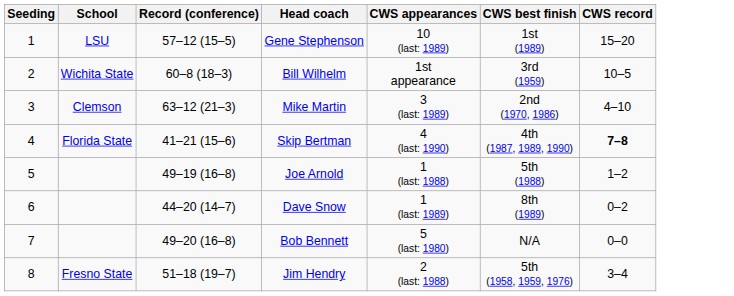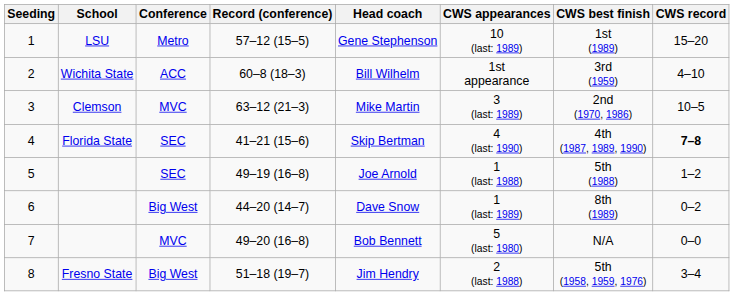+ column: (173, 14)
(617, 74) 10–5 -> (691, 74) 4–10
(617, 107) 4–10 -> (691, 107) 10–5
